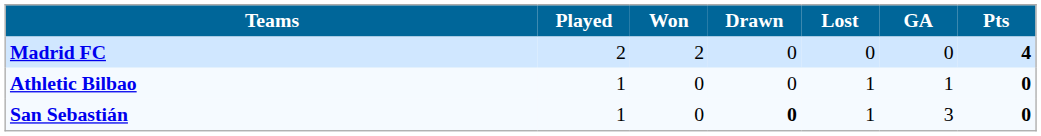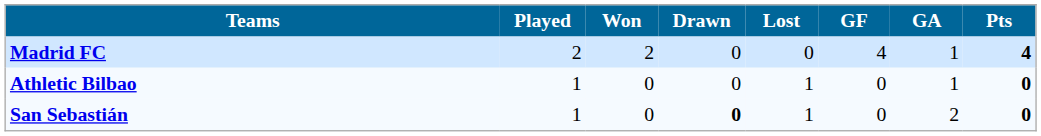+ column: (854, 20)
(949, 51) 0 -> (954, 51) 1
(949, 114) 3 -> (954, 114) 2
